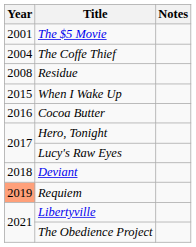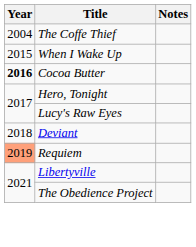- row: (72, 34)
- row: (58, 73)
(20, 113) normal -> (20, 73) bold
